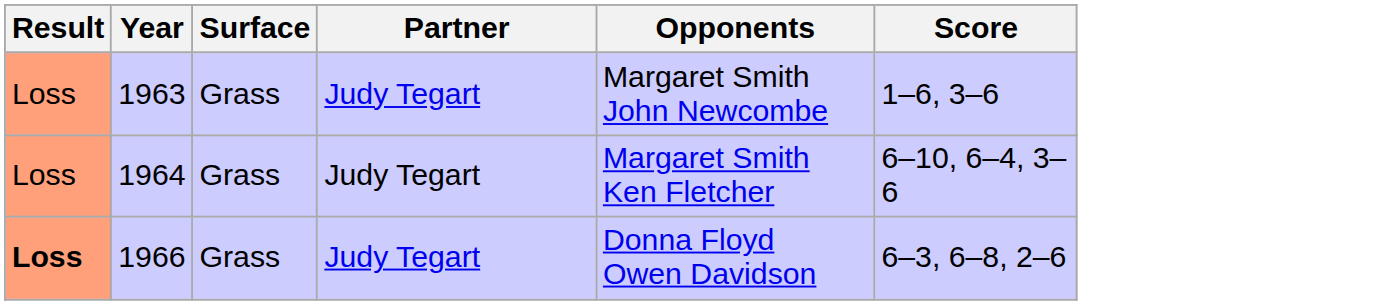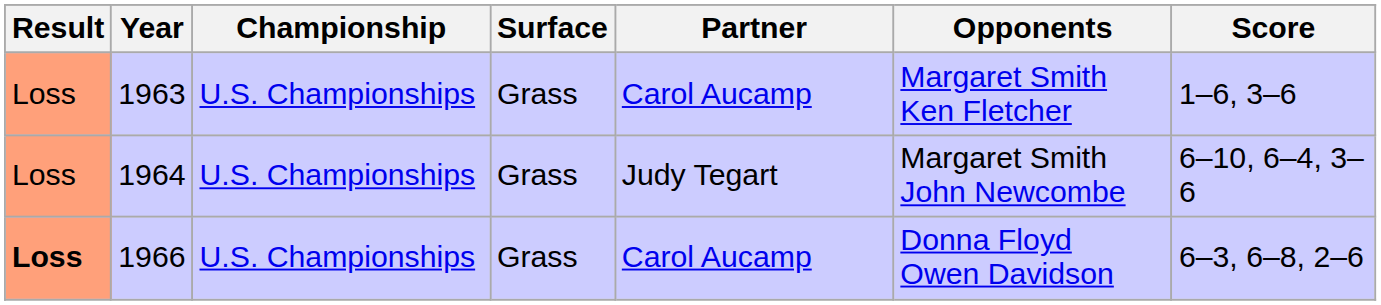+ column: (341, 28)
(402, 93) Judy Tegart -> (717, 93) Carol Aucamp
(716, 93) Margaret Smith John Newcombe -> (1004, 93) Margaret Smith Ken Fletcher
(706, 175) Margaret Smith Ken Fletcher -> (1013, 175) Margaret Smith John Newcombe
(402, 257) Judy Tegart -> (717, 257) Carol Aucamp
